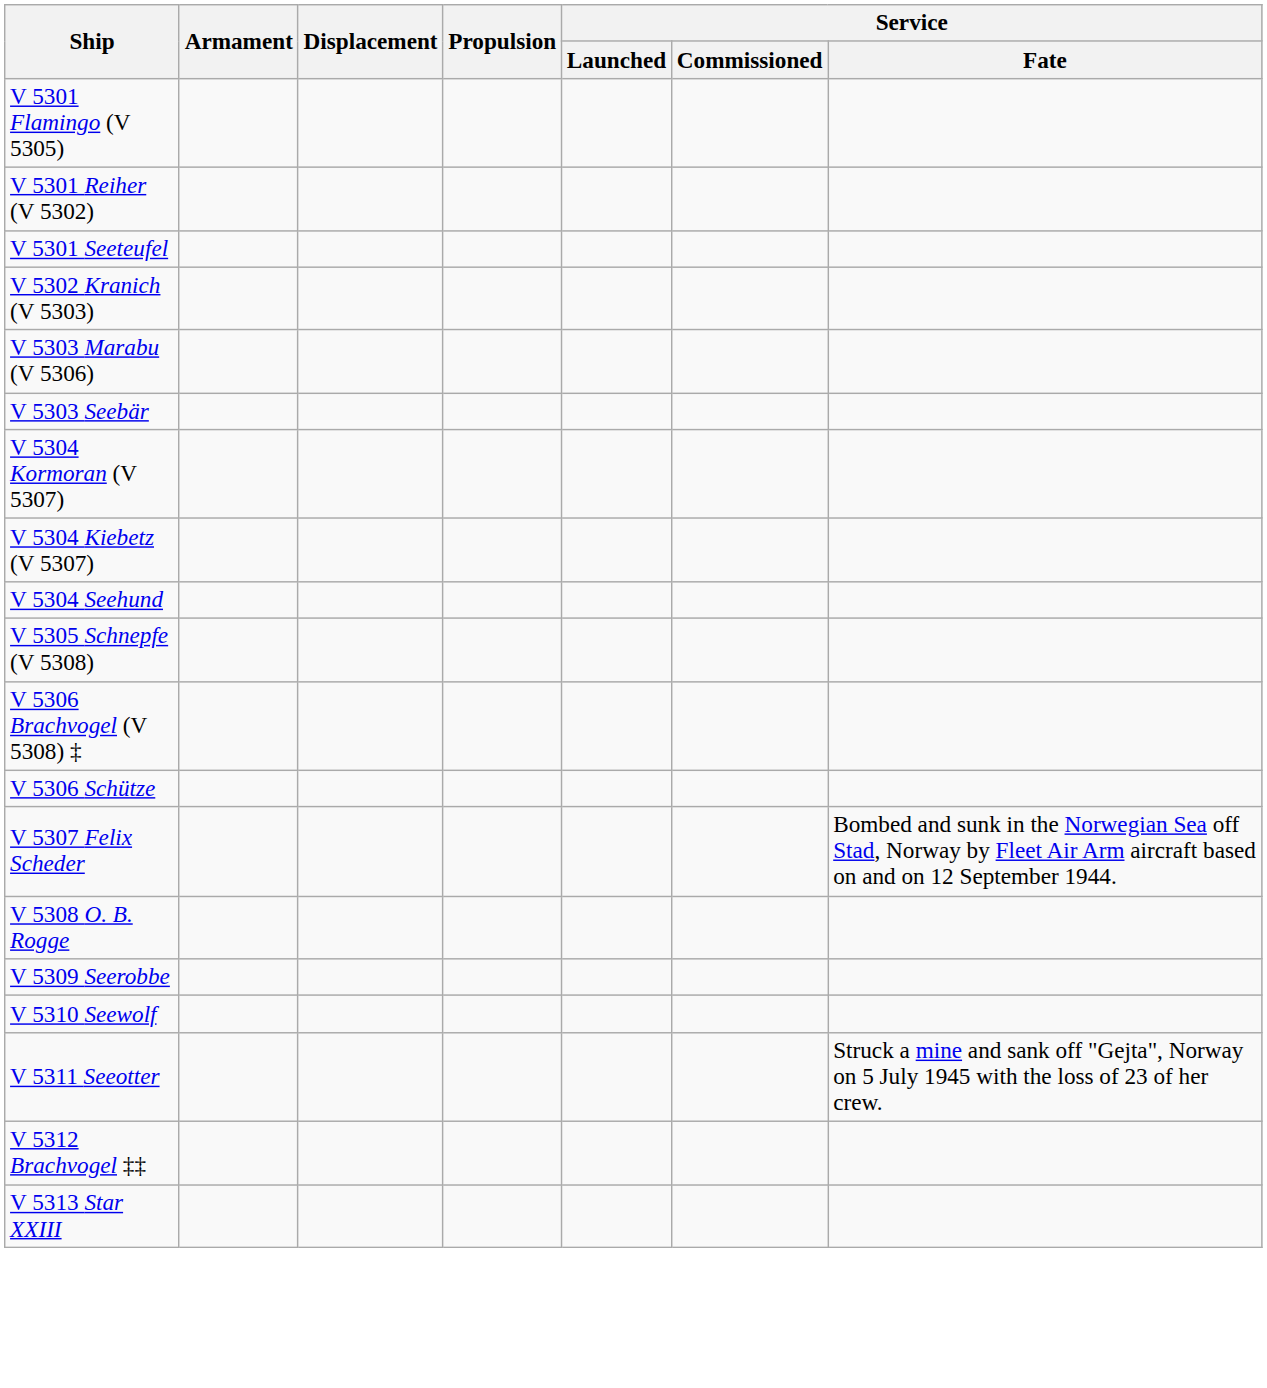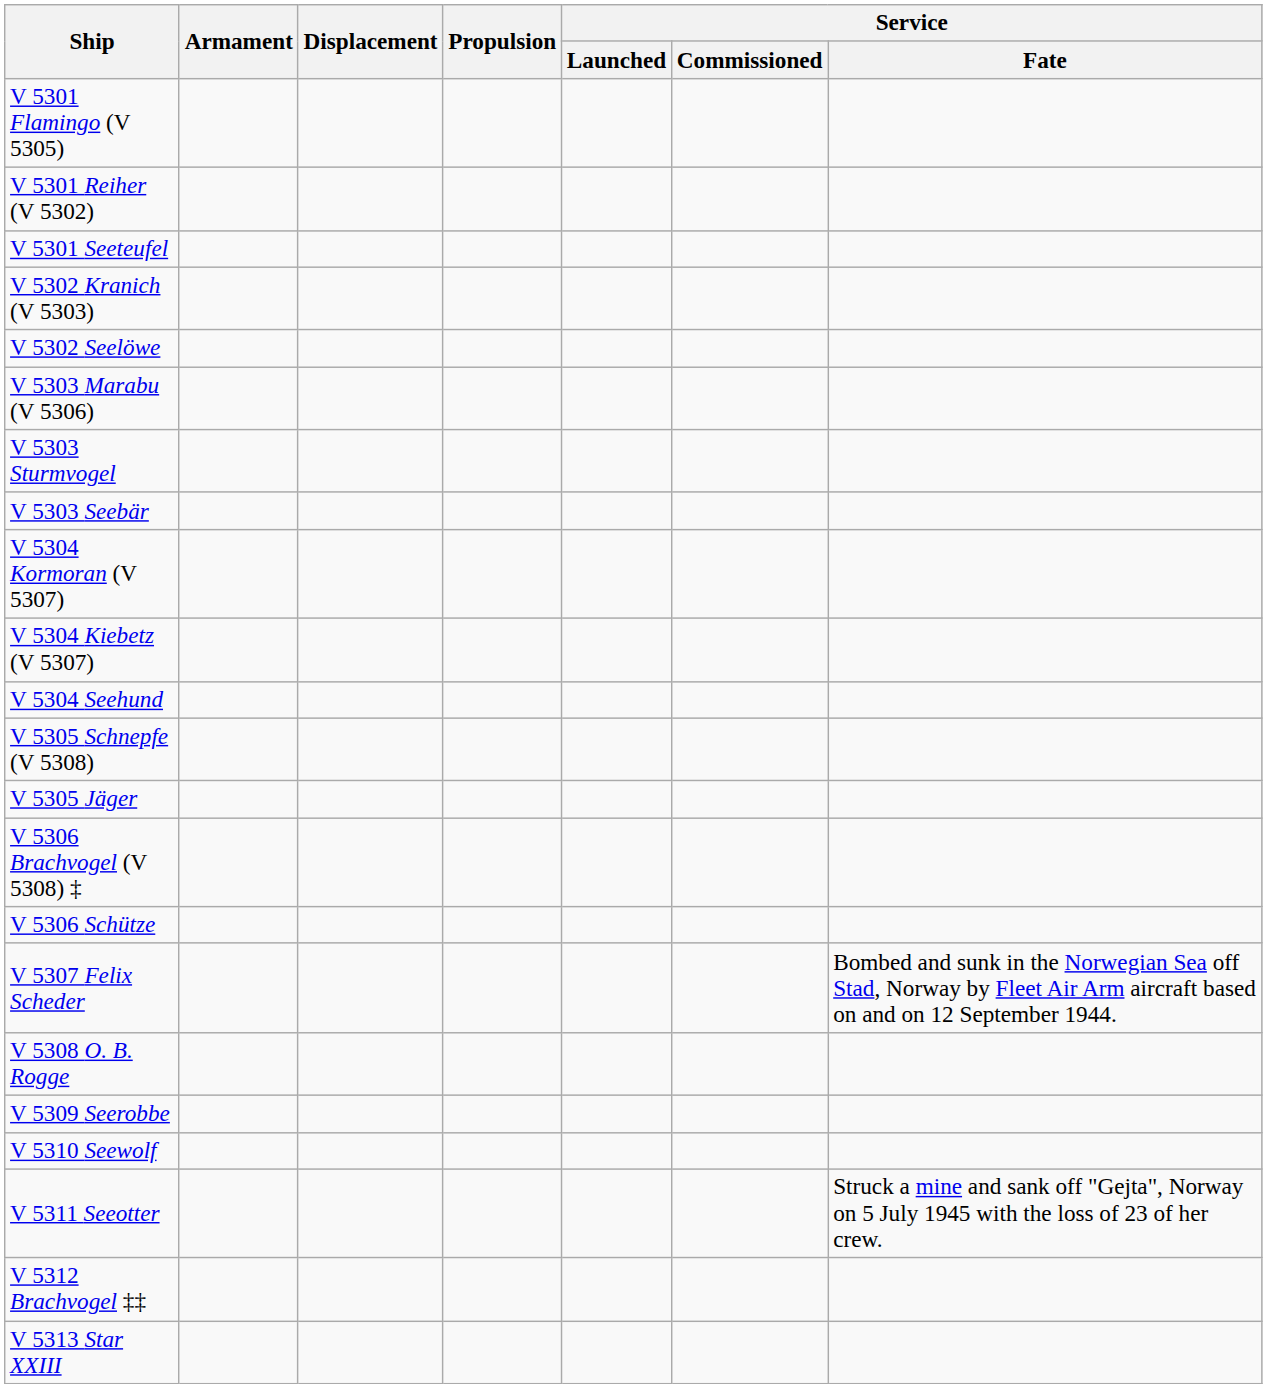+ row: (85, 348)
+ row: (63, 460)
+ row: (74, 799)
